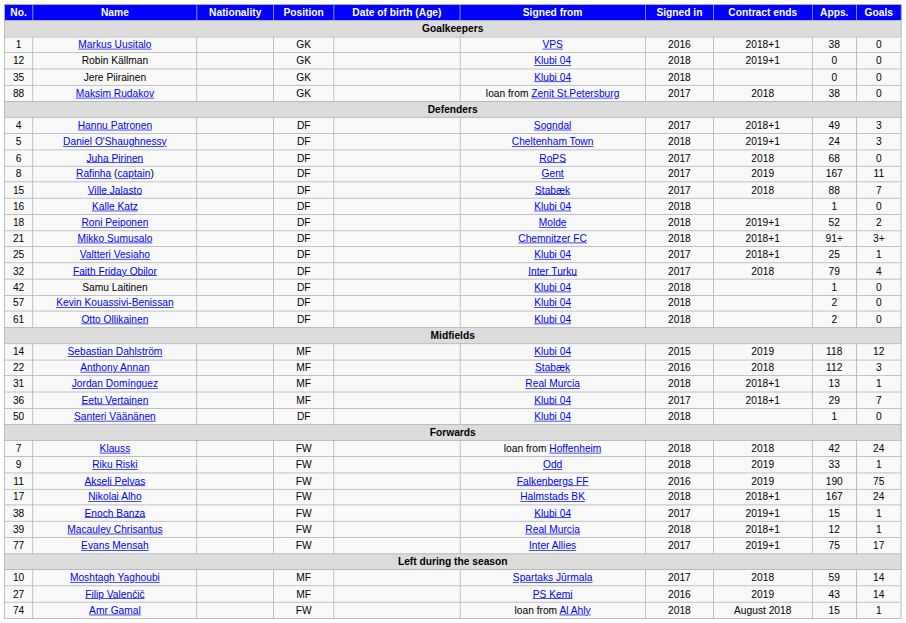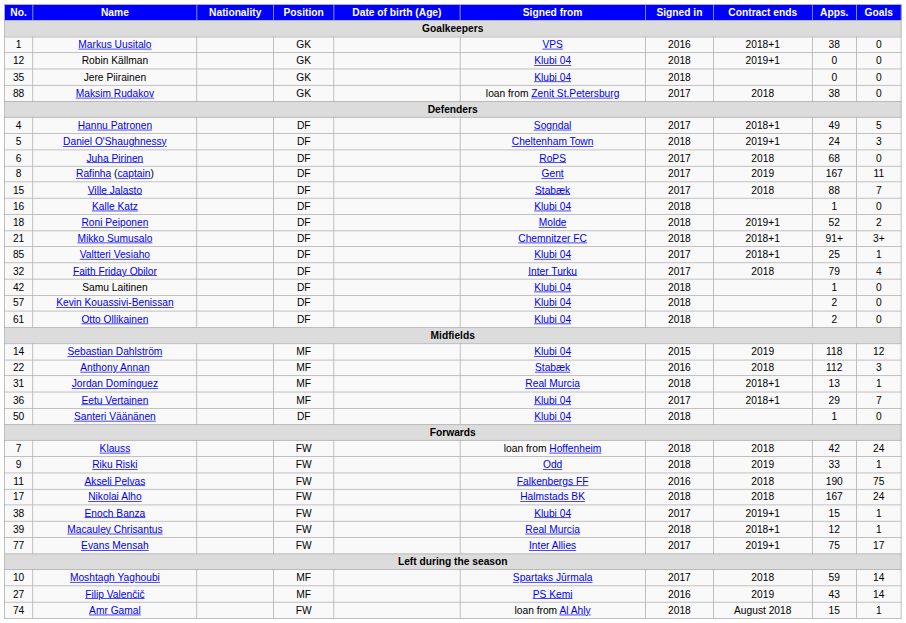(879, 126) 3 -> (879, 126) 5
(19, 255) 25 -> (19, 255) 85
(763, 481) 2019 -> (763, 481) 2018
(763, 497) 2018+1 -> (763, 497) 2018
